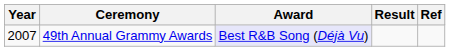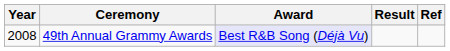(22, 35) 2007 -> (22, 35) 2008
